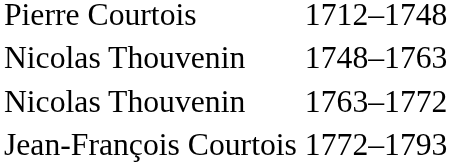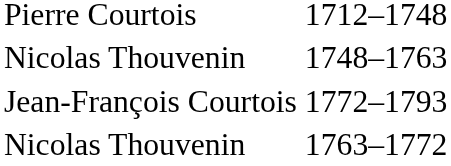rows swapped: (376, 101) <-> (376, 144)
